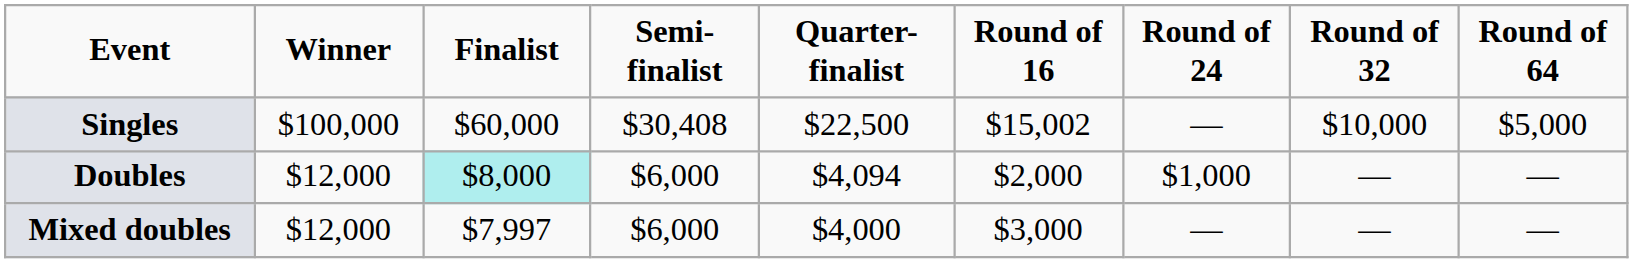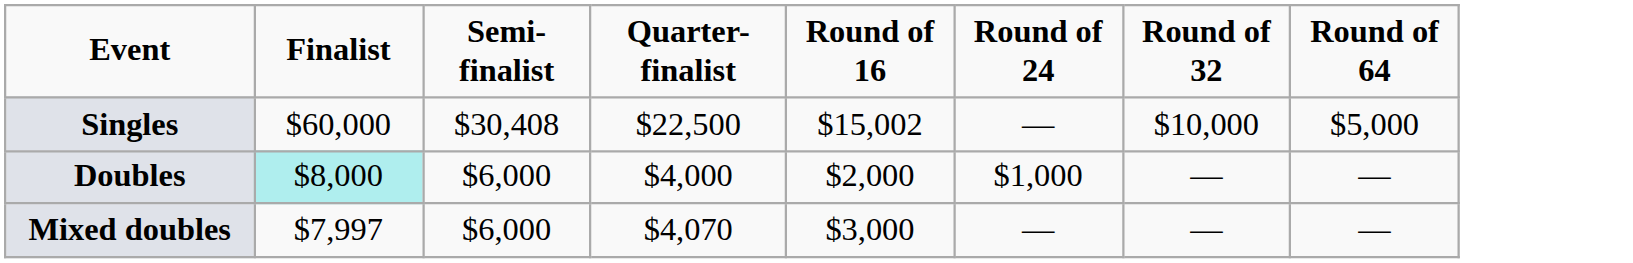- column: (338, 50)
(856, 176) $4,094 -> (688, 176) $4,000
(856, 230) $4,000 -> (688, 230) $4,070
